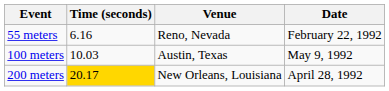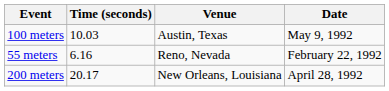rows swapped: (32, 34) <-> (36, 55)
(84, 75) gold background -> (84, 75) no background
